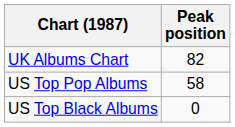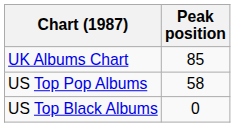(195, 59) 82 -> (195, 59) 85
